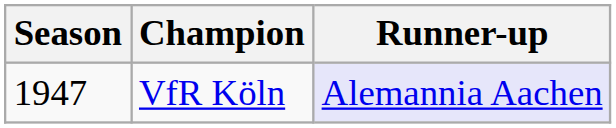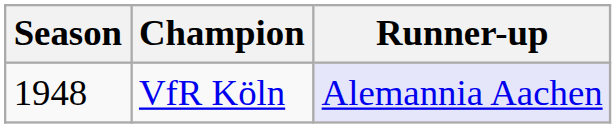(50, 92) 1947 -> (50, 92) 1948
